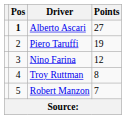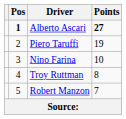(99, 28) normal -> (99, 28) bold
(99, 59) 12 -> (99, 59) 10
